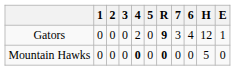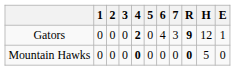columns swapped: (191, 15) <-> (164, 15)
(138, 35) normal -> (138, 35) bold
